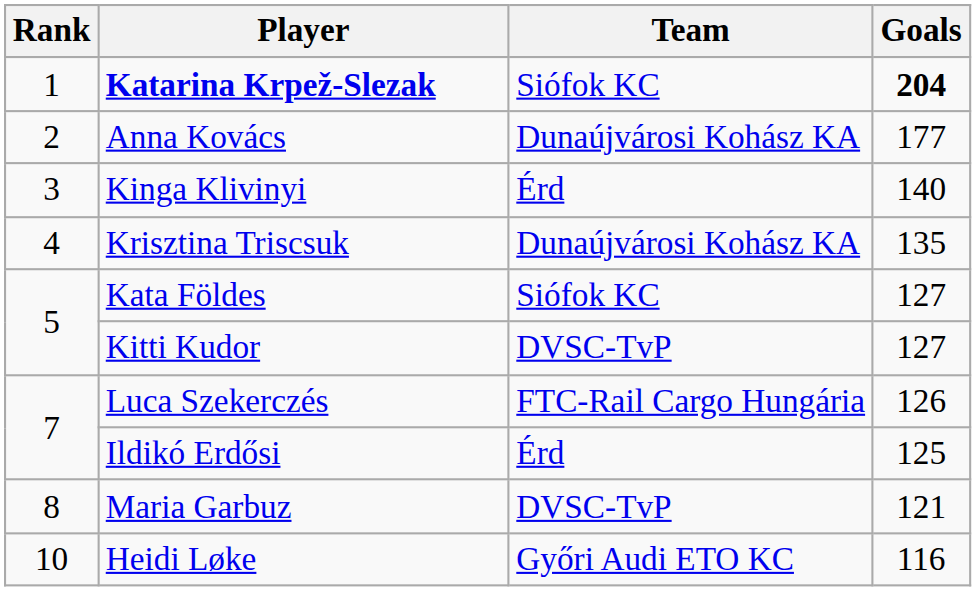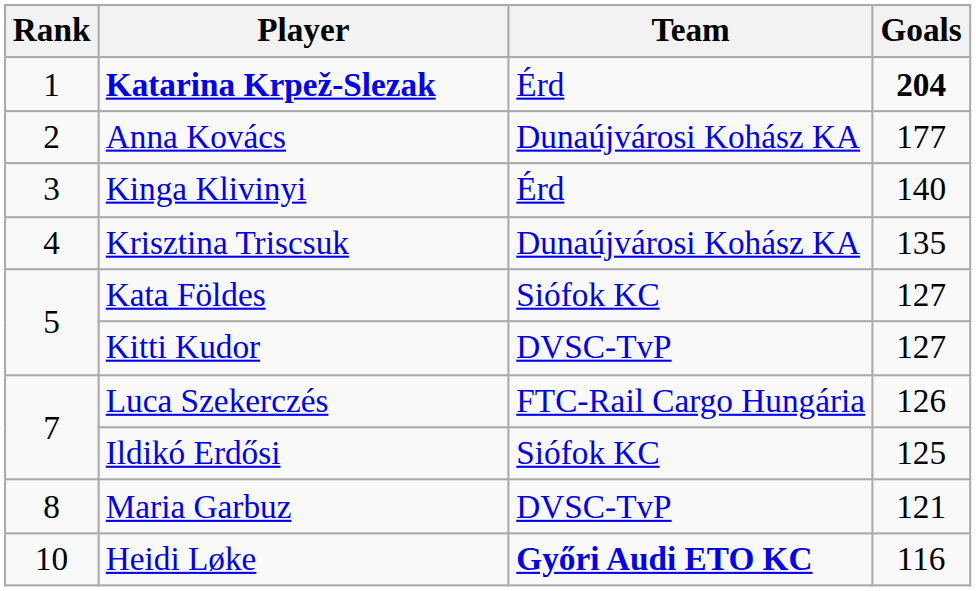(588, 83) Siófok KC -> (540, 83) Érd
(540, 453) Érd -> (588, 453) Siófok KC
(655, 558) normal -> (664, 558) bold
